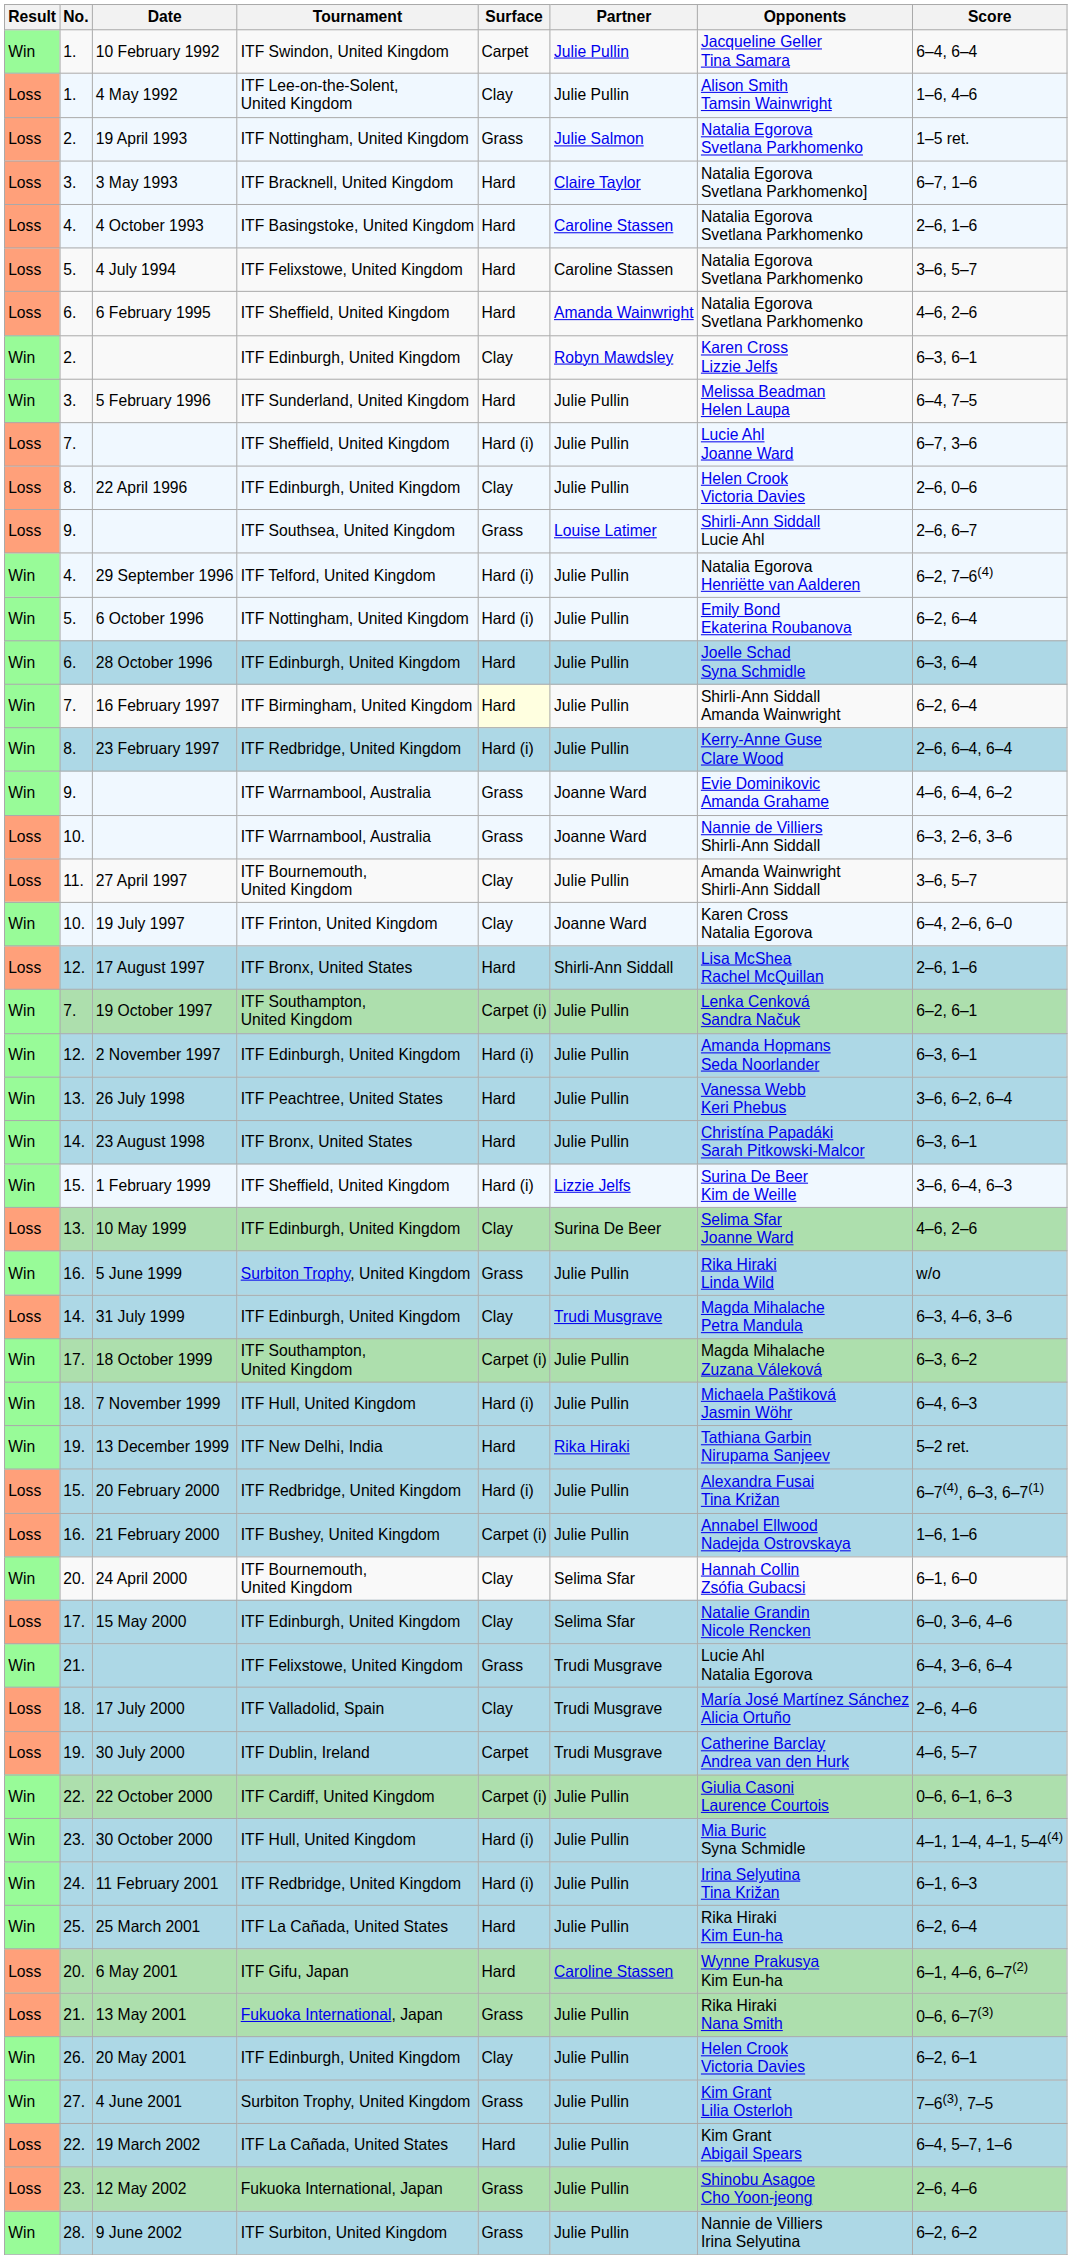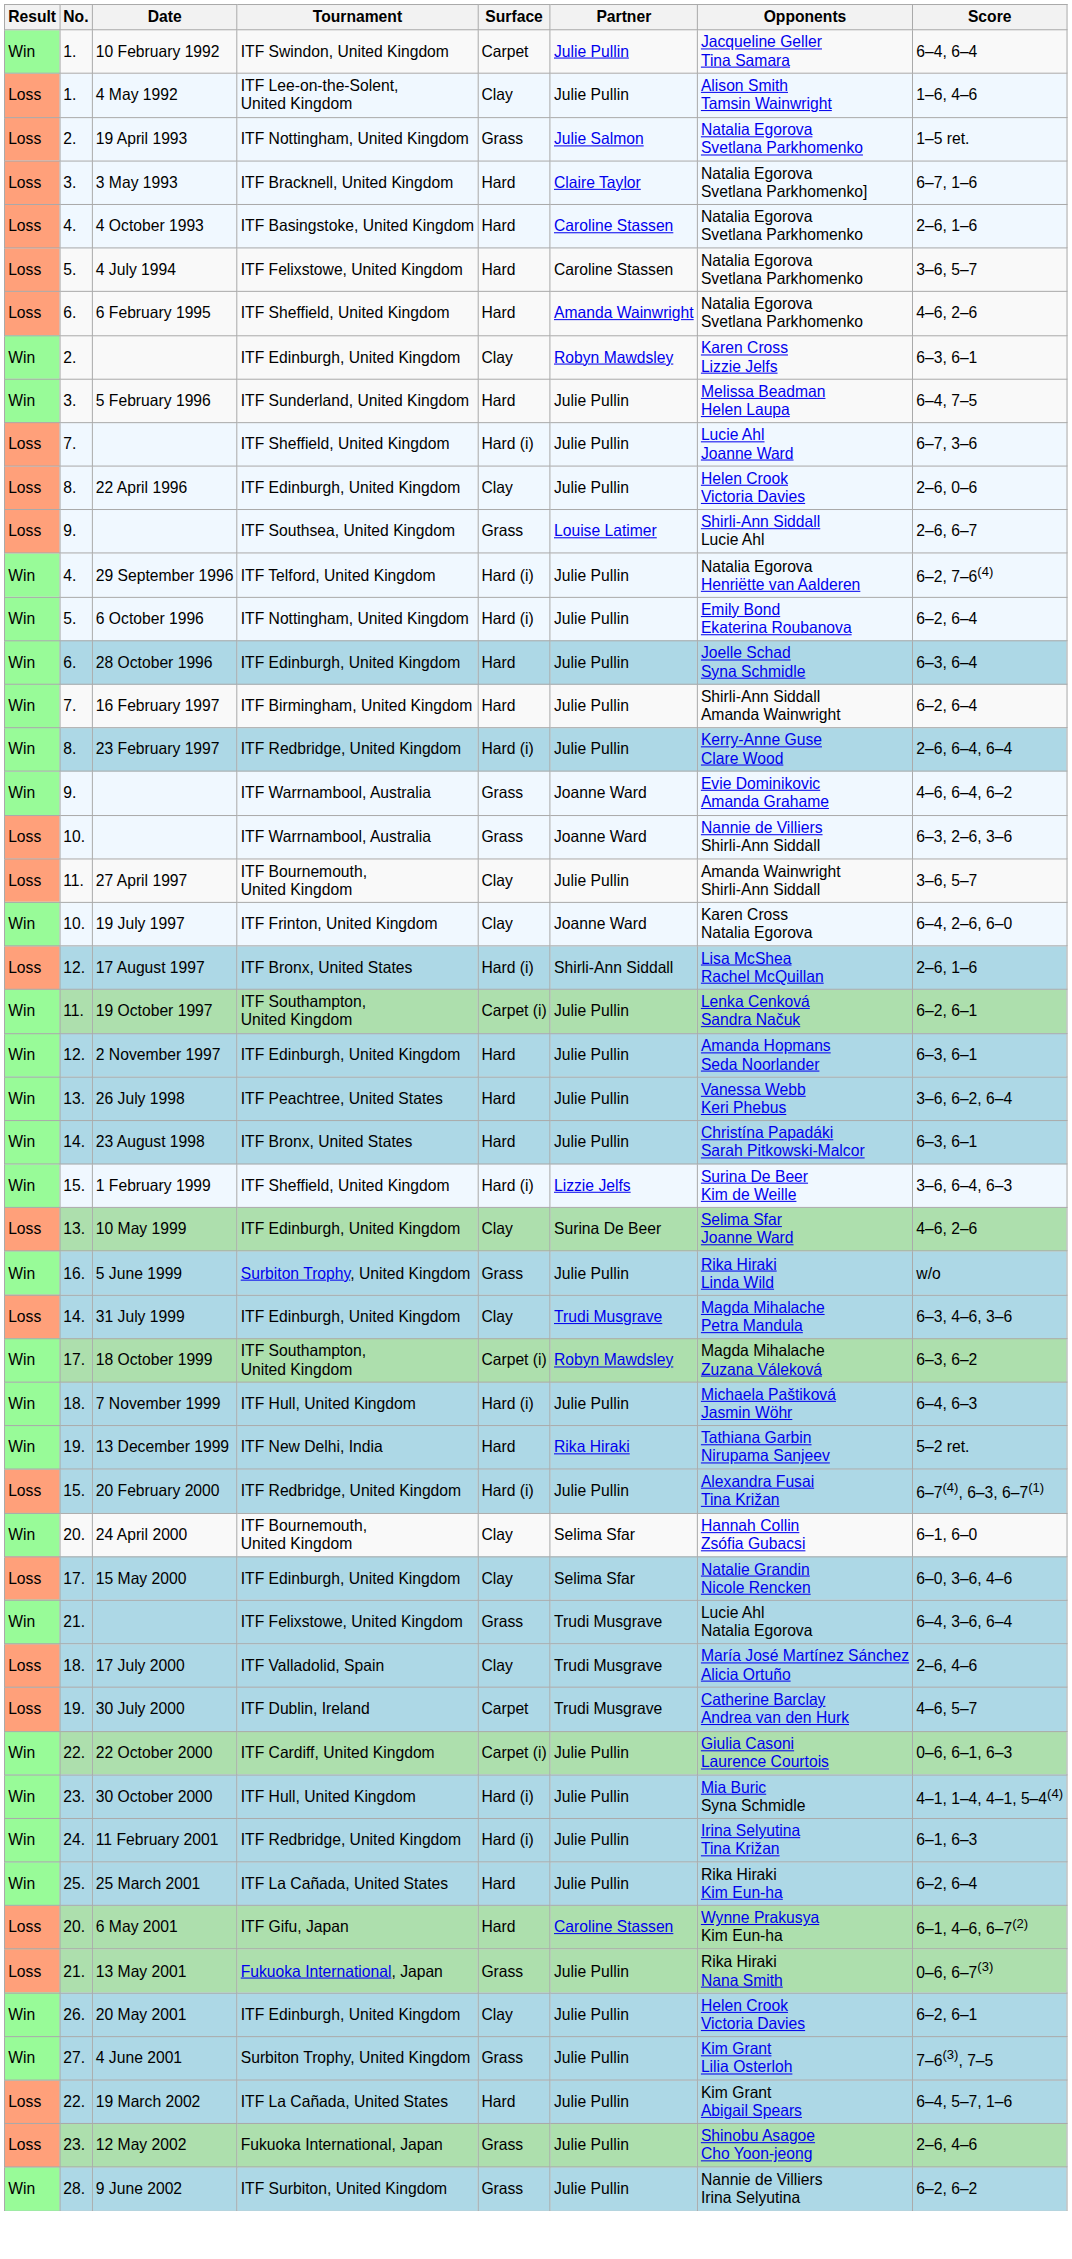(498, 705) lightyellow background -> (498, 705) no background
(498, 967) Hard -> (508, 967) Hard (i)
(70, 1010) 7. -> (74, 1010) 11.
(508, 1054) Hard (i) -> (498, 1054) Hard
(591, 1359) Julie Pullin -> (614, 1359) Robyn Mawdsley
- row: (158, 1534)
